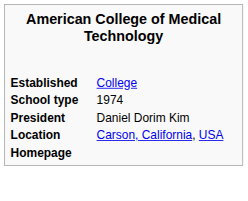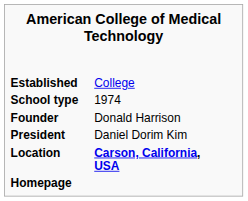+ row: (35, 117)
(160, 135) normal -> (147, 159) bold
